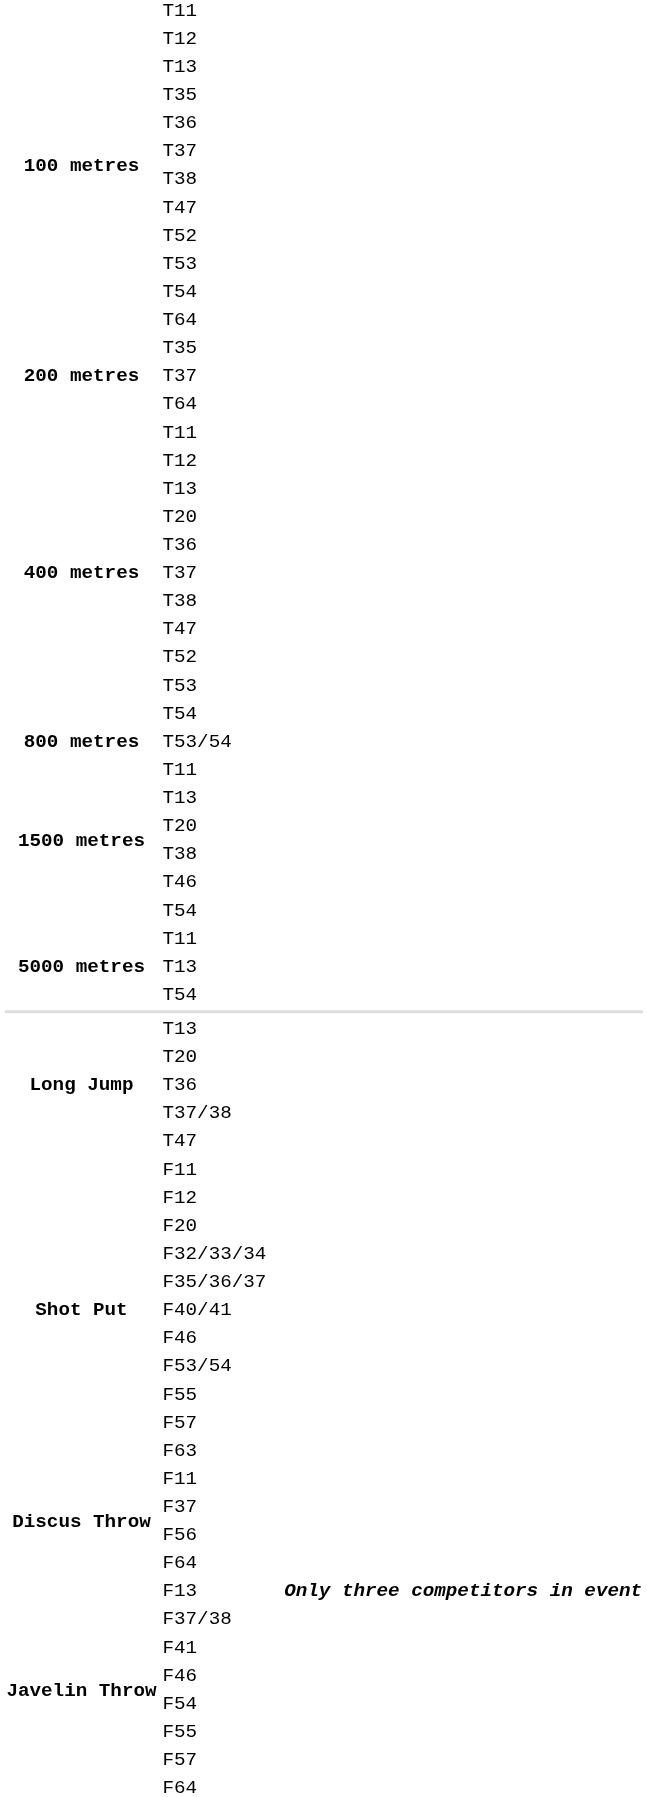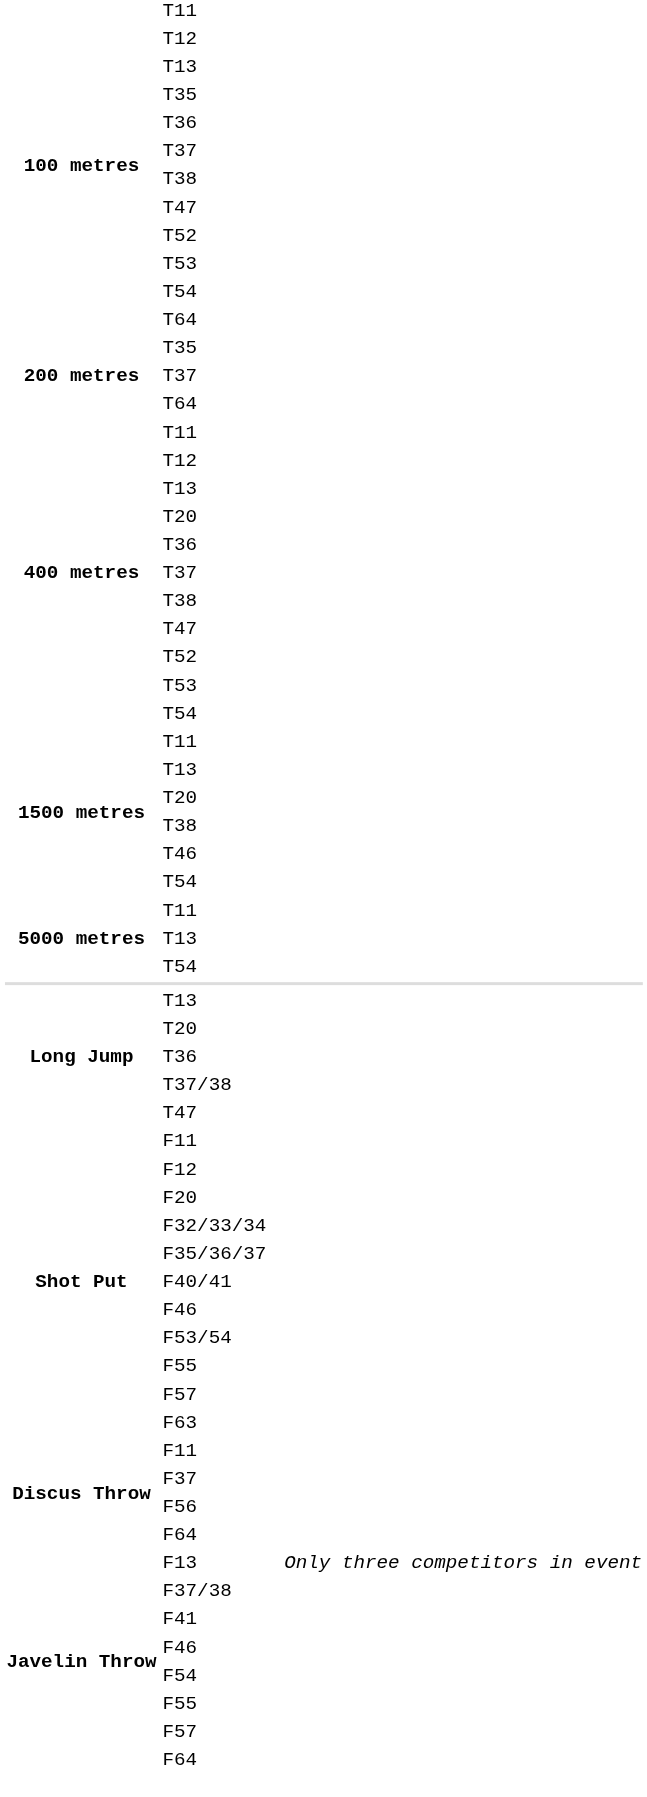- row: (81, 742)
(463, 1591) bold -> (463, 1563) normal
